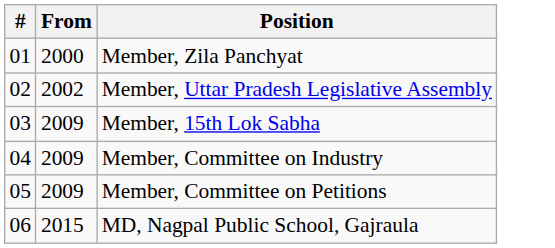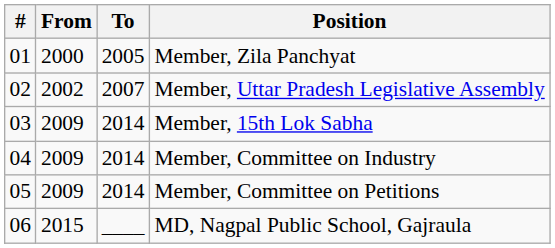+ column: (123, 21)
